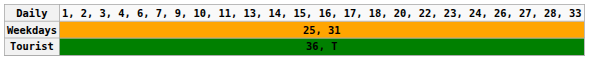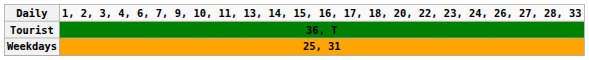rows swapped: (32, 30) <-> (32, 47)
